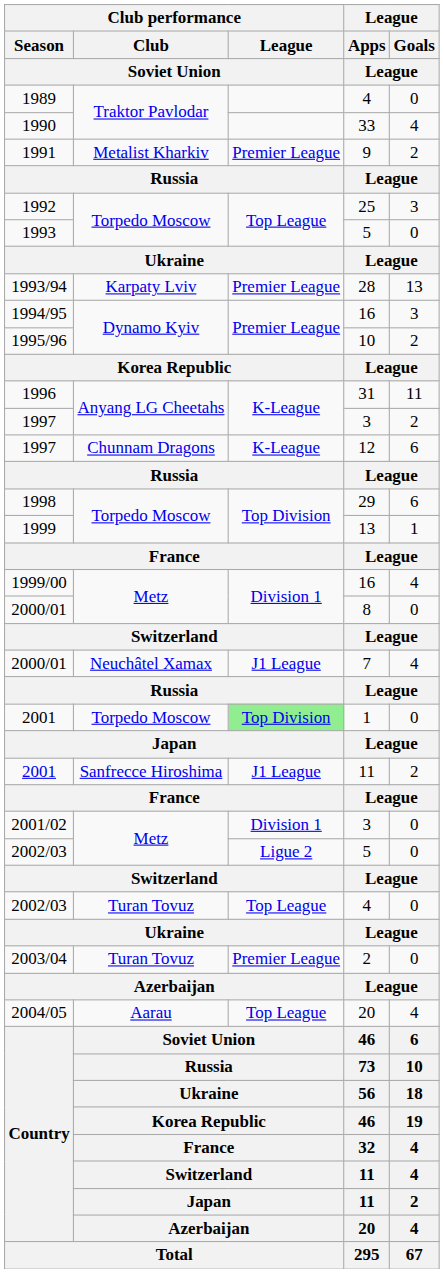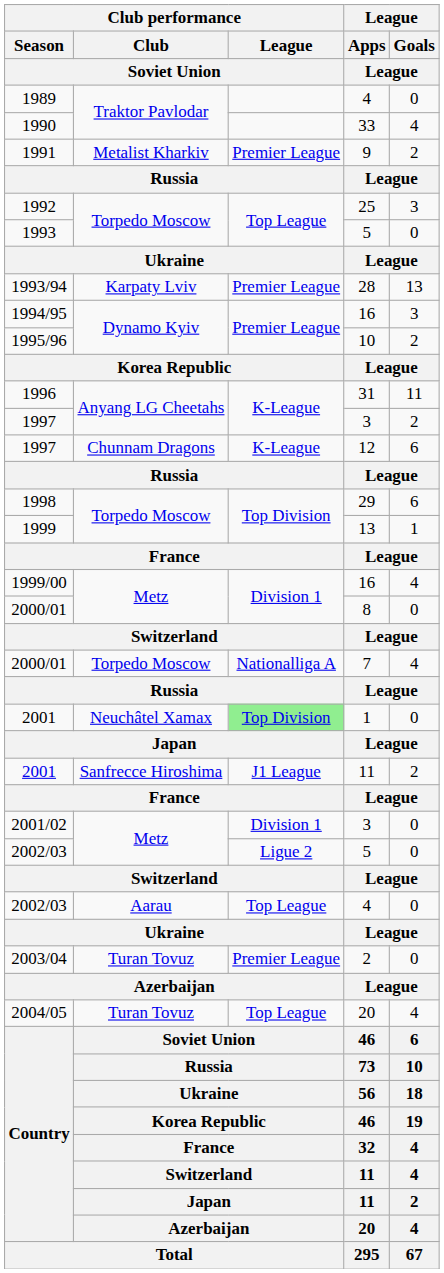(151, 663) Neuchâtel Xamax -> (151, 663) Torpedo Moscow
(286, 663) J1 League -> (286, 663) Nationalliga A
(151, 717) Torpedo Moscow -> (151, 717) Neuchâtel Xamax
(151, 905) Turan Tovuz -> (151, 905) Aarau
(151, 1013) Aarau -> (151, 1013) Turan Tovuz
